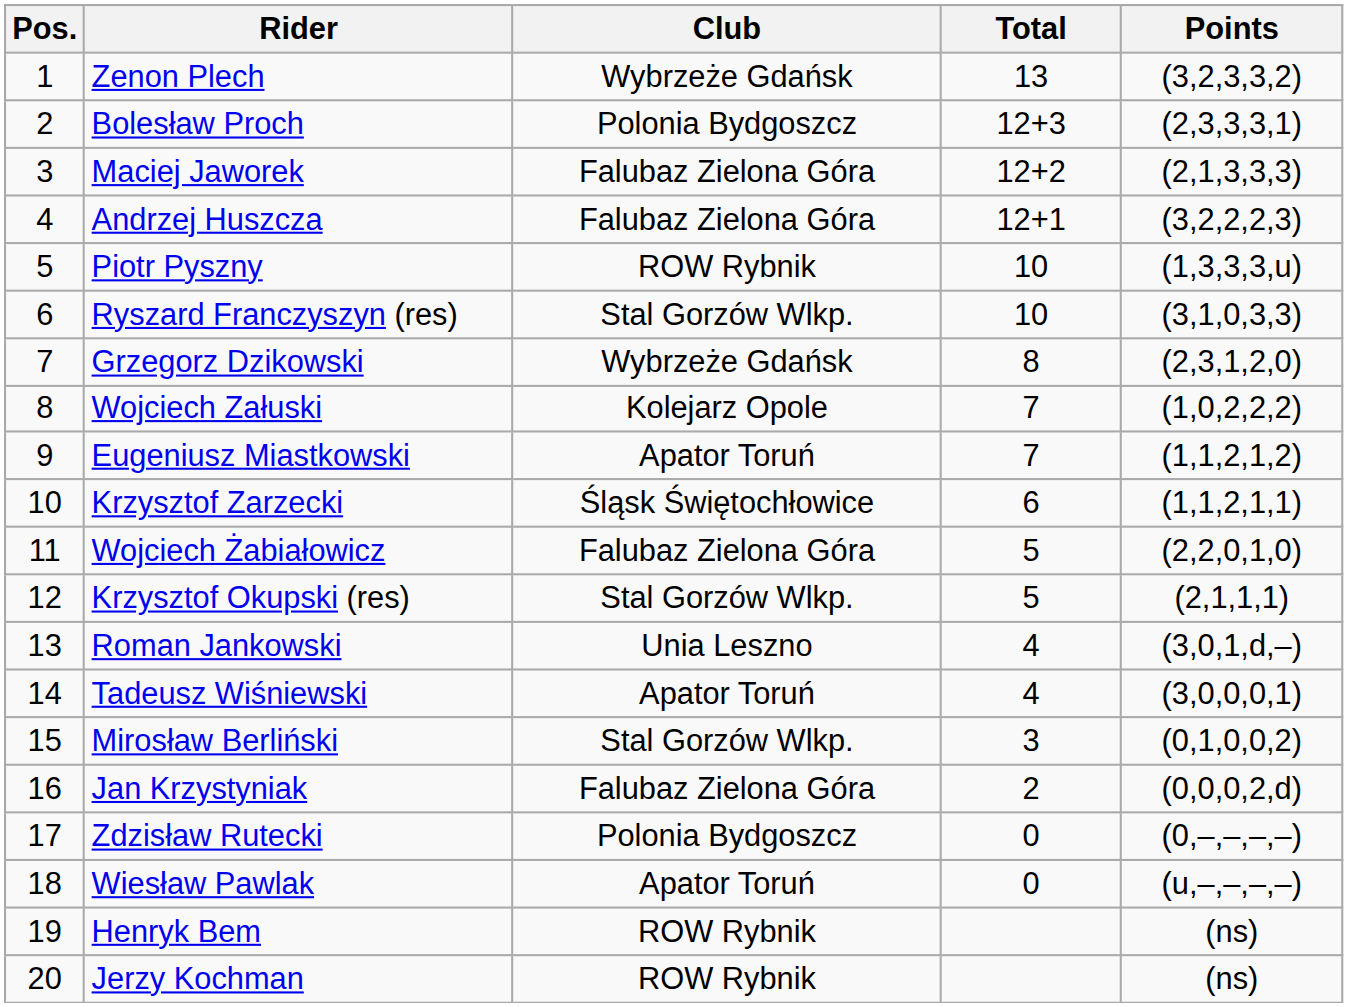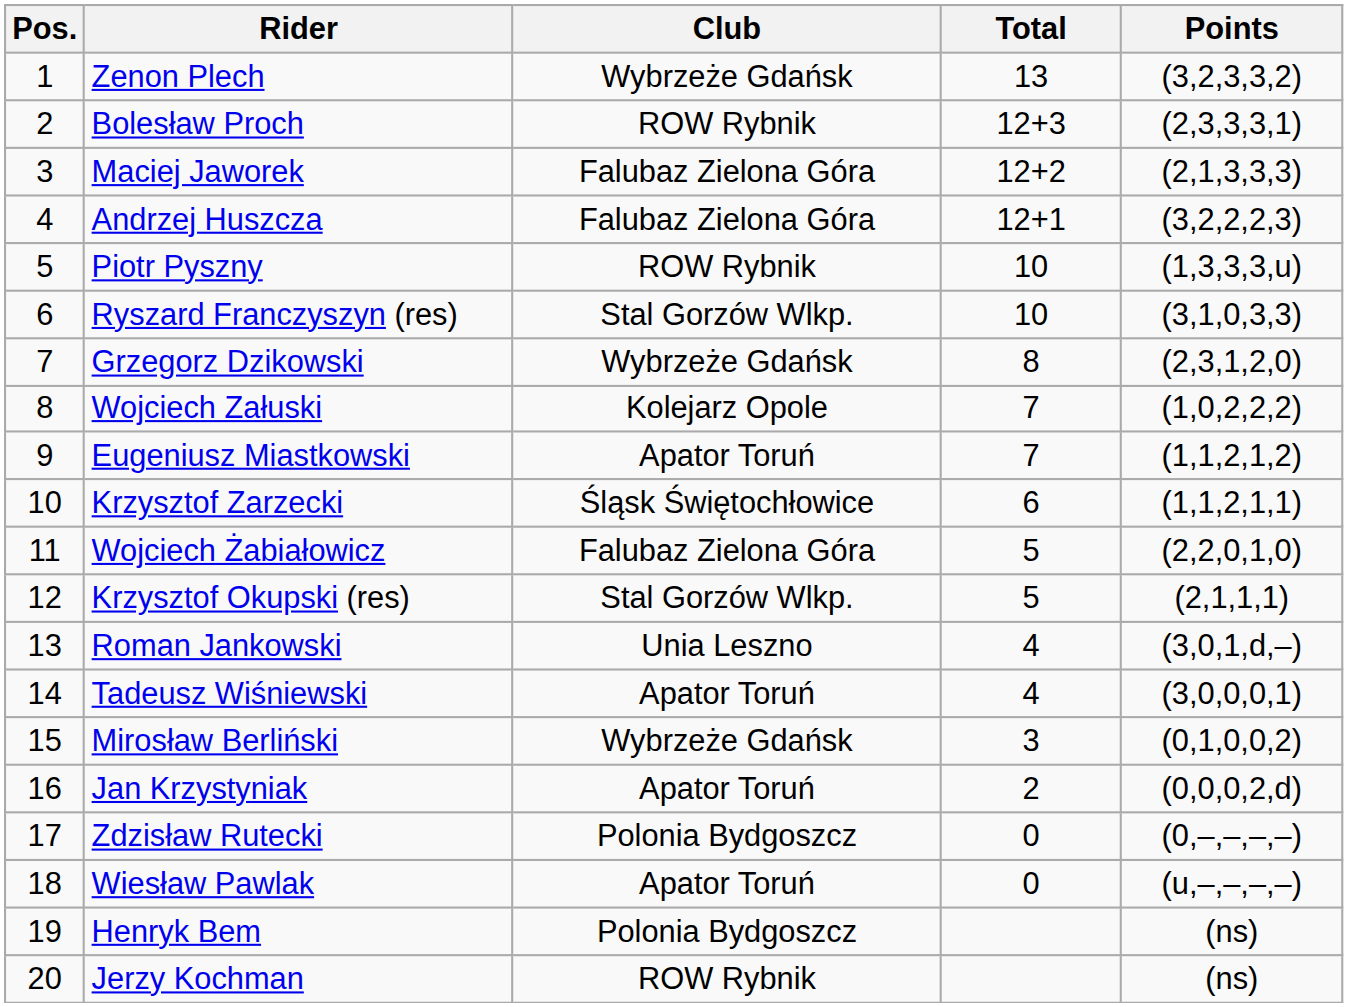(727, 124) Polonia Bydgoszcz -> (727, 124) ROW Rybnik
(727, 741) Stal Gorzów Wlkp. -> (727, 741) Wybrzeże Gdańsk
(727, 788) Falubaz Zielona Góra -> (727, 788) Apator Toruń
(727, 931) ROW Rybnik -> (727, 931) Polonia Bydgoszcz
